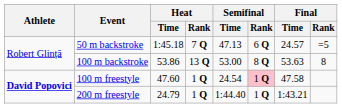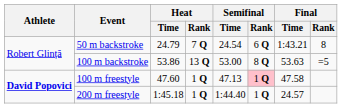(168, 45) 1:45.18 -> (168, 45) 24.79
(230, 45) 47.13 -> (230, 45) 24.54
(292, 45) 24.57 -> (292, 45) 1:43.21
(323, 45) =5 -> (323, 45) 8
(323, 62) 8 -> (323, 62) =5
(230, 78) 24.54 -> (230, 78) 47.13
(168, 95) 24.79 -> (168, 95) 1:45.18
(292, 95) 1:43.21 -> (292, 95) 24.57
